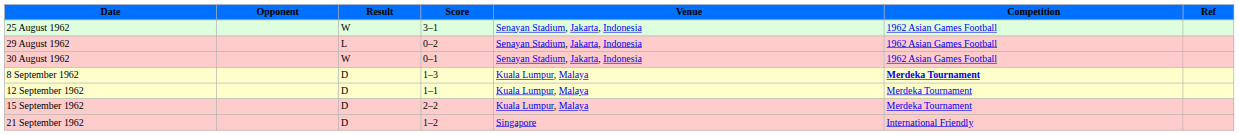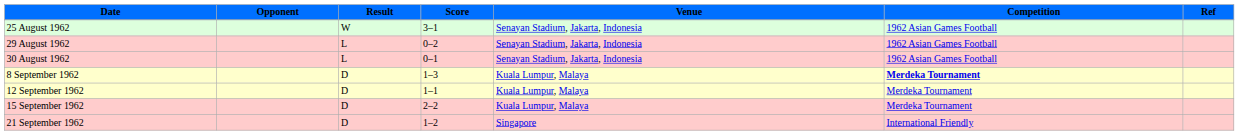(346, 59) W -> (344, 59) L
